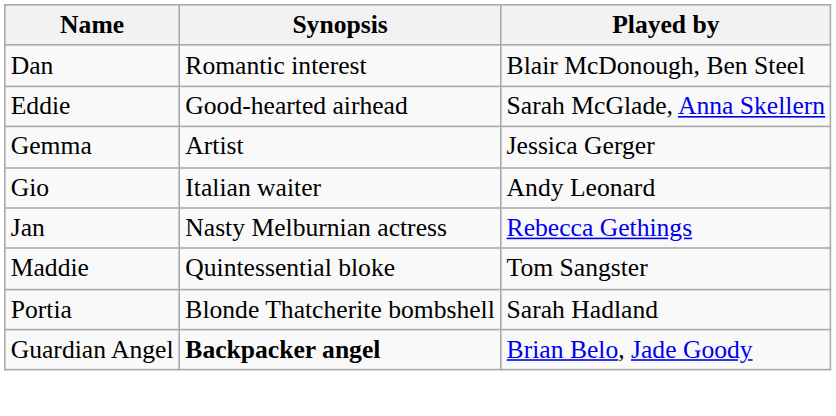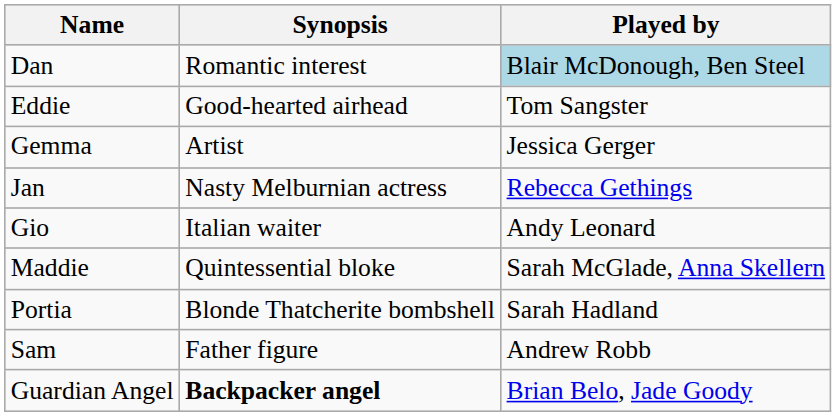(656, 65) no background -> (656, 65) lightblue background
(666, 106) Sarah McGlade, Anna Skellern -> (577, 106) Tom Sangster
rows swapped: (30, 187) <-> (28, 227)
(577, 268) Tom Sangster -> (666, 268) Sarah McGlade, Anna Skellern
+ row: (33, 349)
